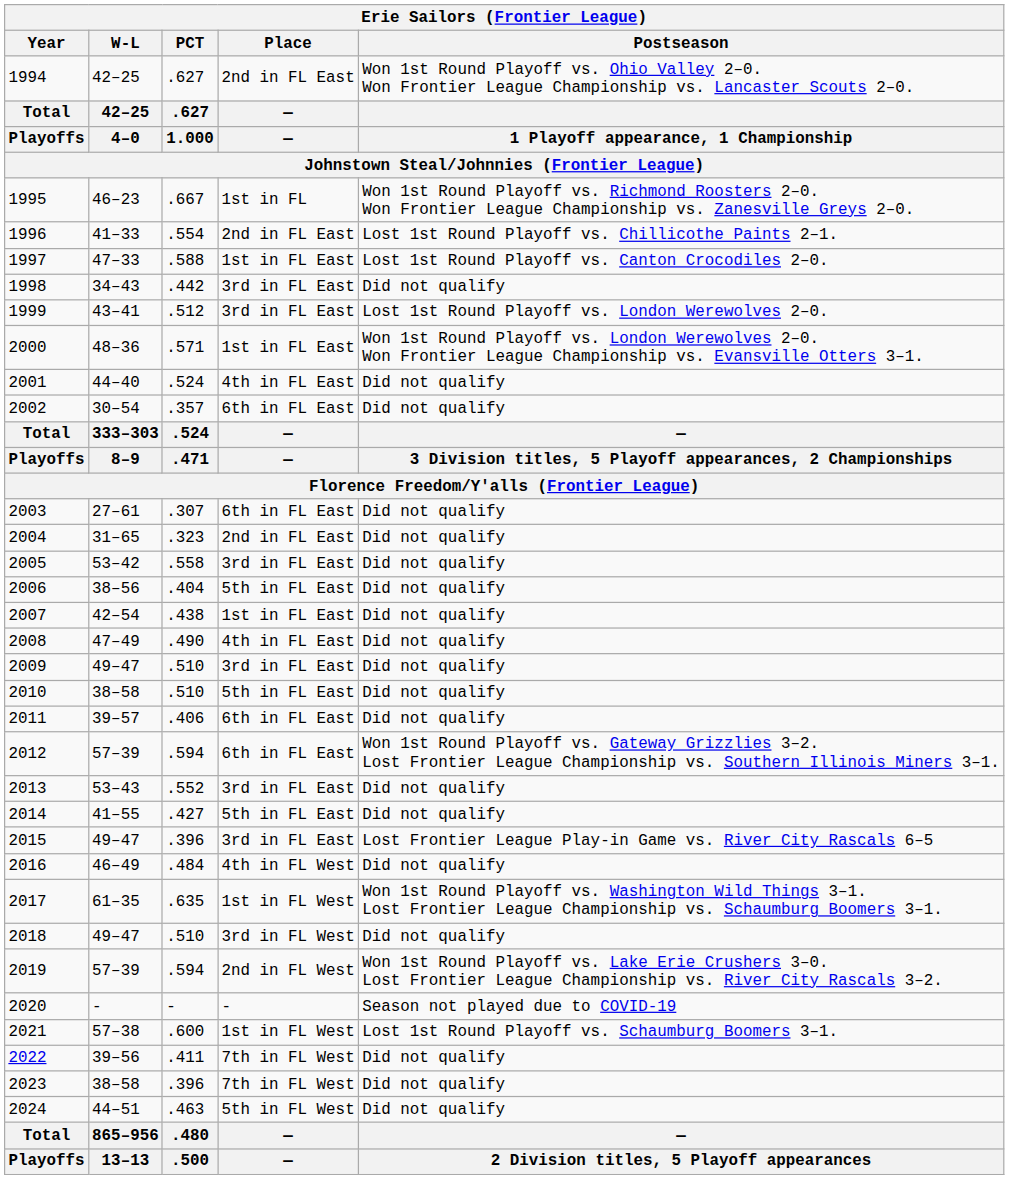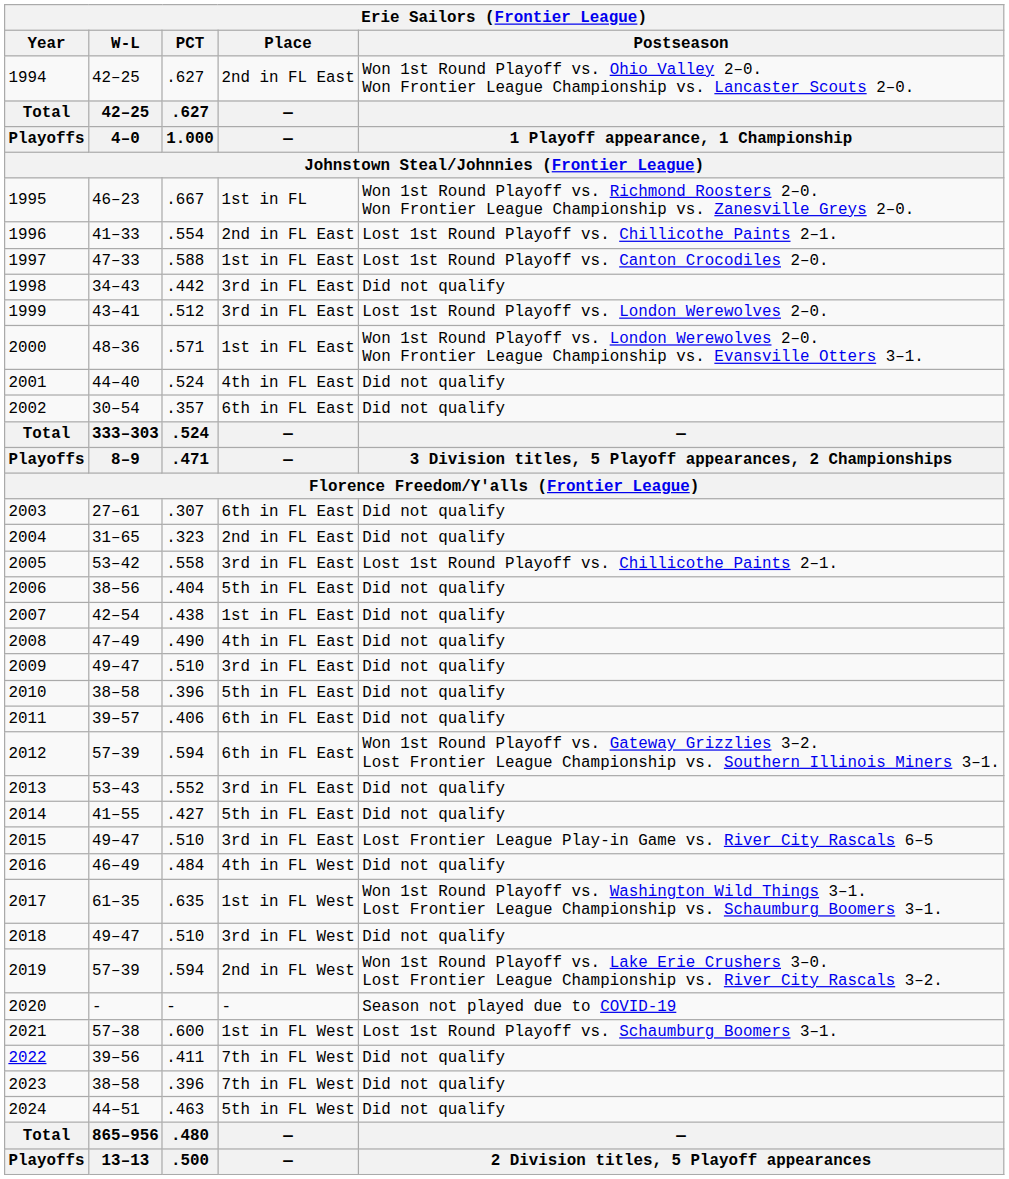(434, 564) Did not qualify -> (600, 564) Lost 1st Round Playoff vs. Chillicothe Paints 2–1.
(185, 693) .510 -> (185, 693) .396
(185, 840) .396 -> (185, 840) .510
